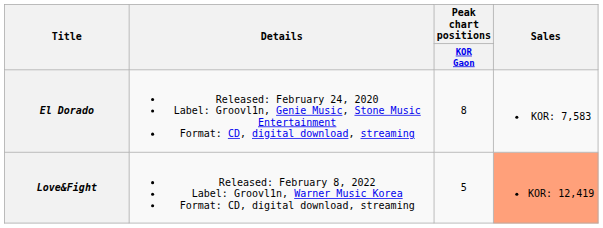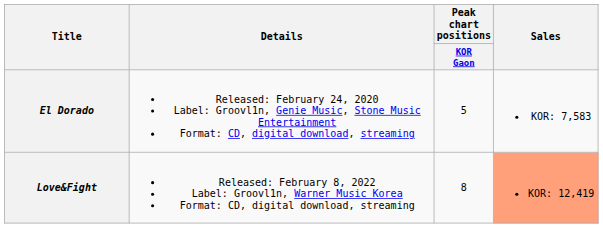(464, 111) 8 -> (464, 111) 5
(464, 188) 5 -> (464, 188) 8
